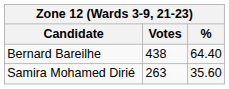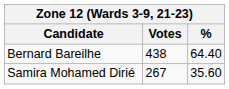(156, 73) 263 -> (156, 73) 267
